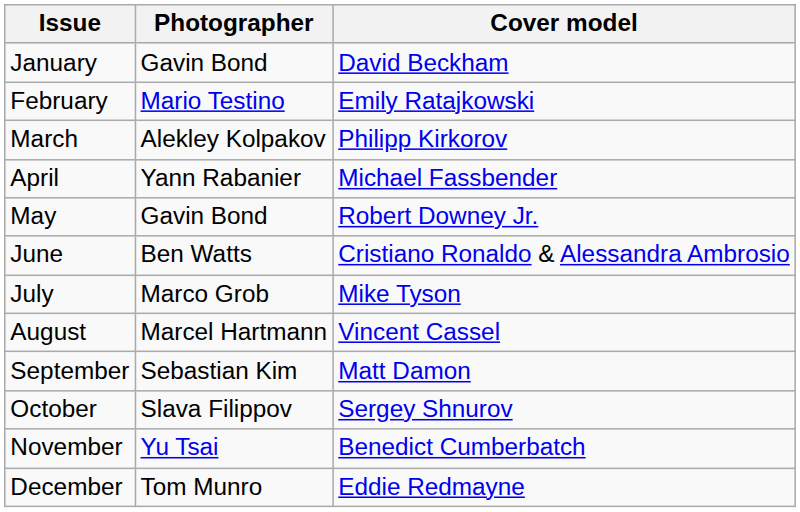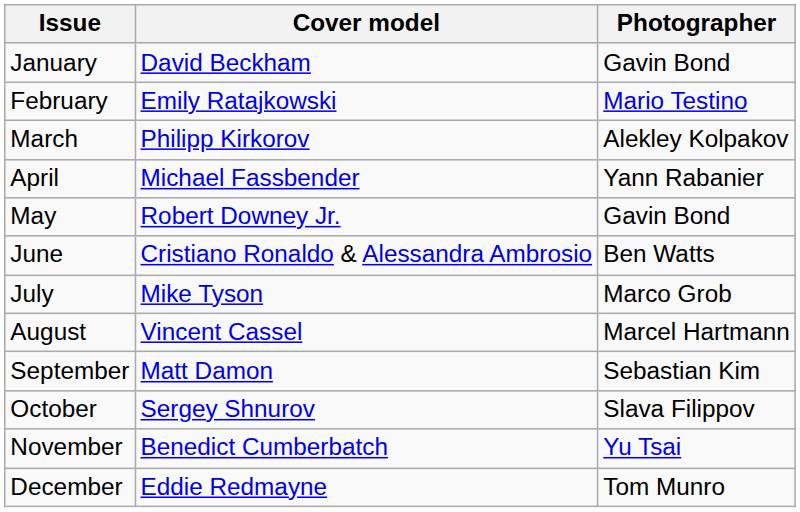columns swapped: (564, 23) <-> (234, 23)
